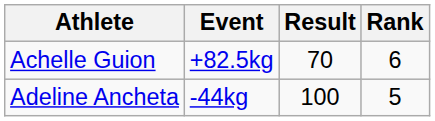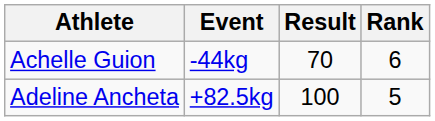(232, 60) +82.5kg -> (219, 60) -44kg
(219, 97) -44kg -> (232, 97) +82.5kg
